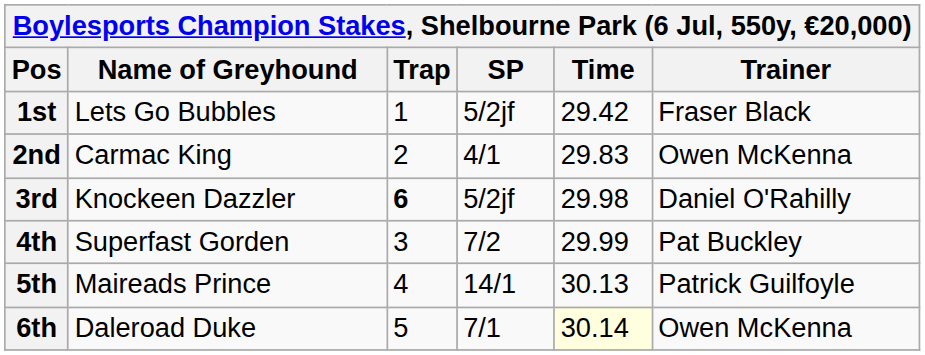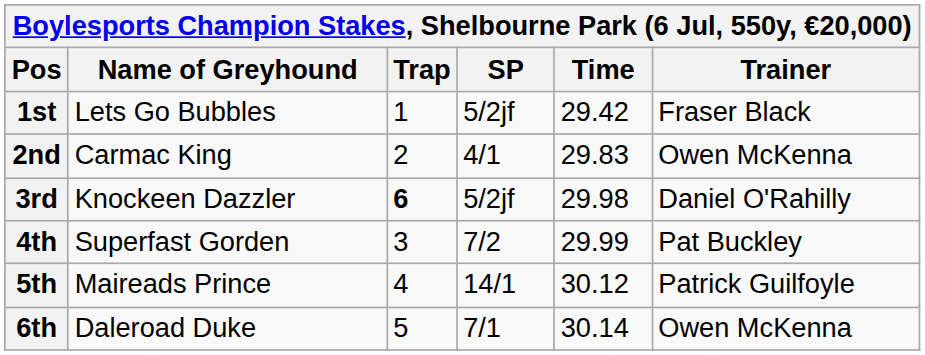(595, 284) 30.13 -> (595, 284) 30.12
(595, 328) lightyellow background -> (595, 328) no background
